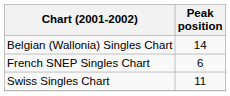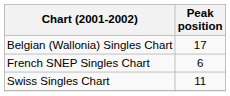(200, 44) 14 -> (200, 44) 17
